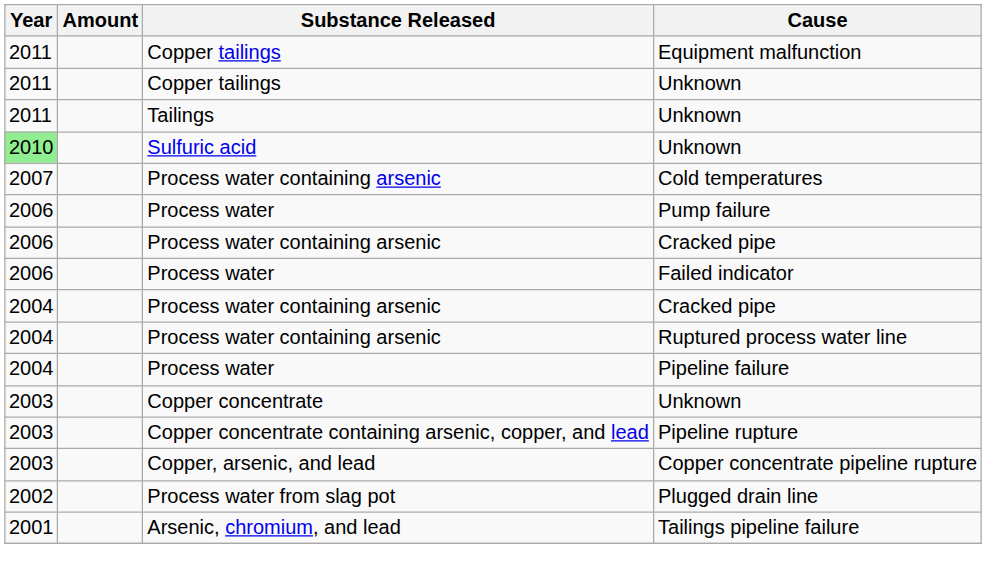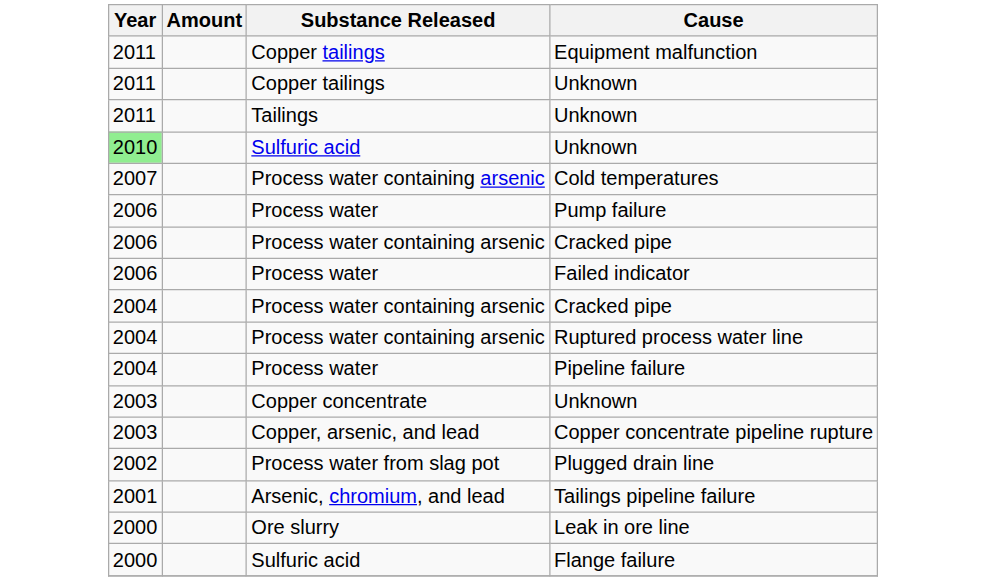- row: (398, 432)
+ row: (295, 527)
+ row: (306, 559)
